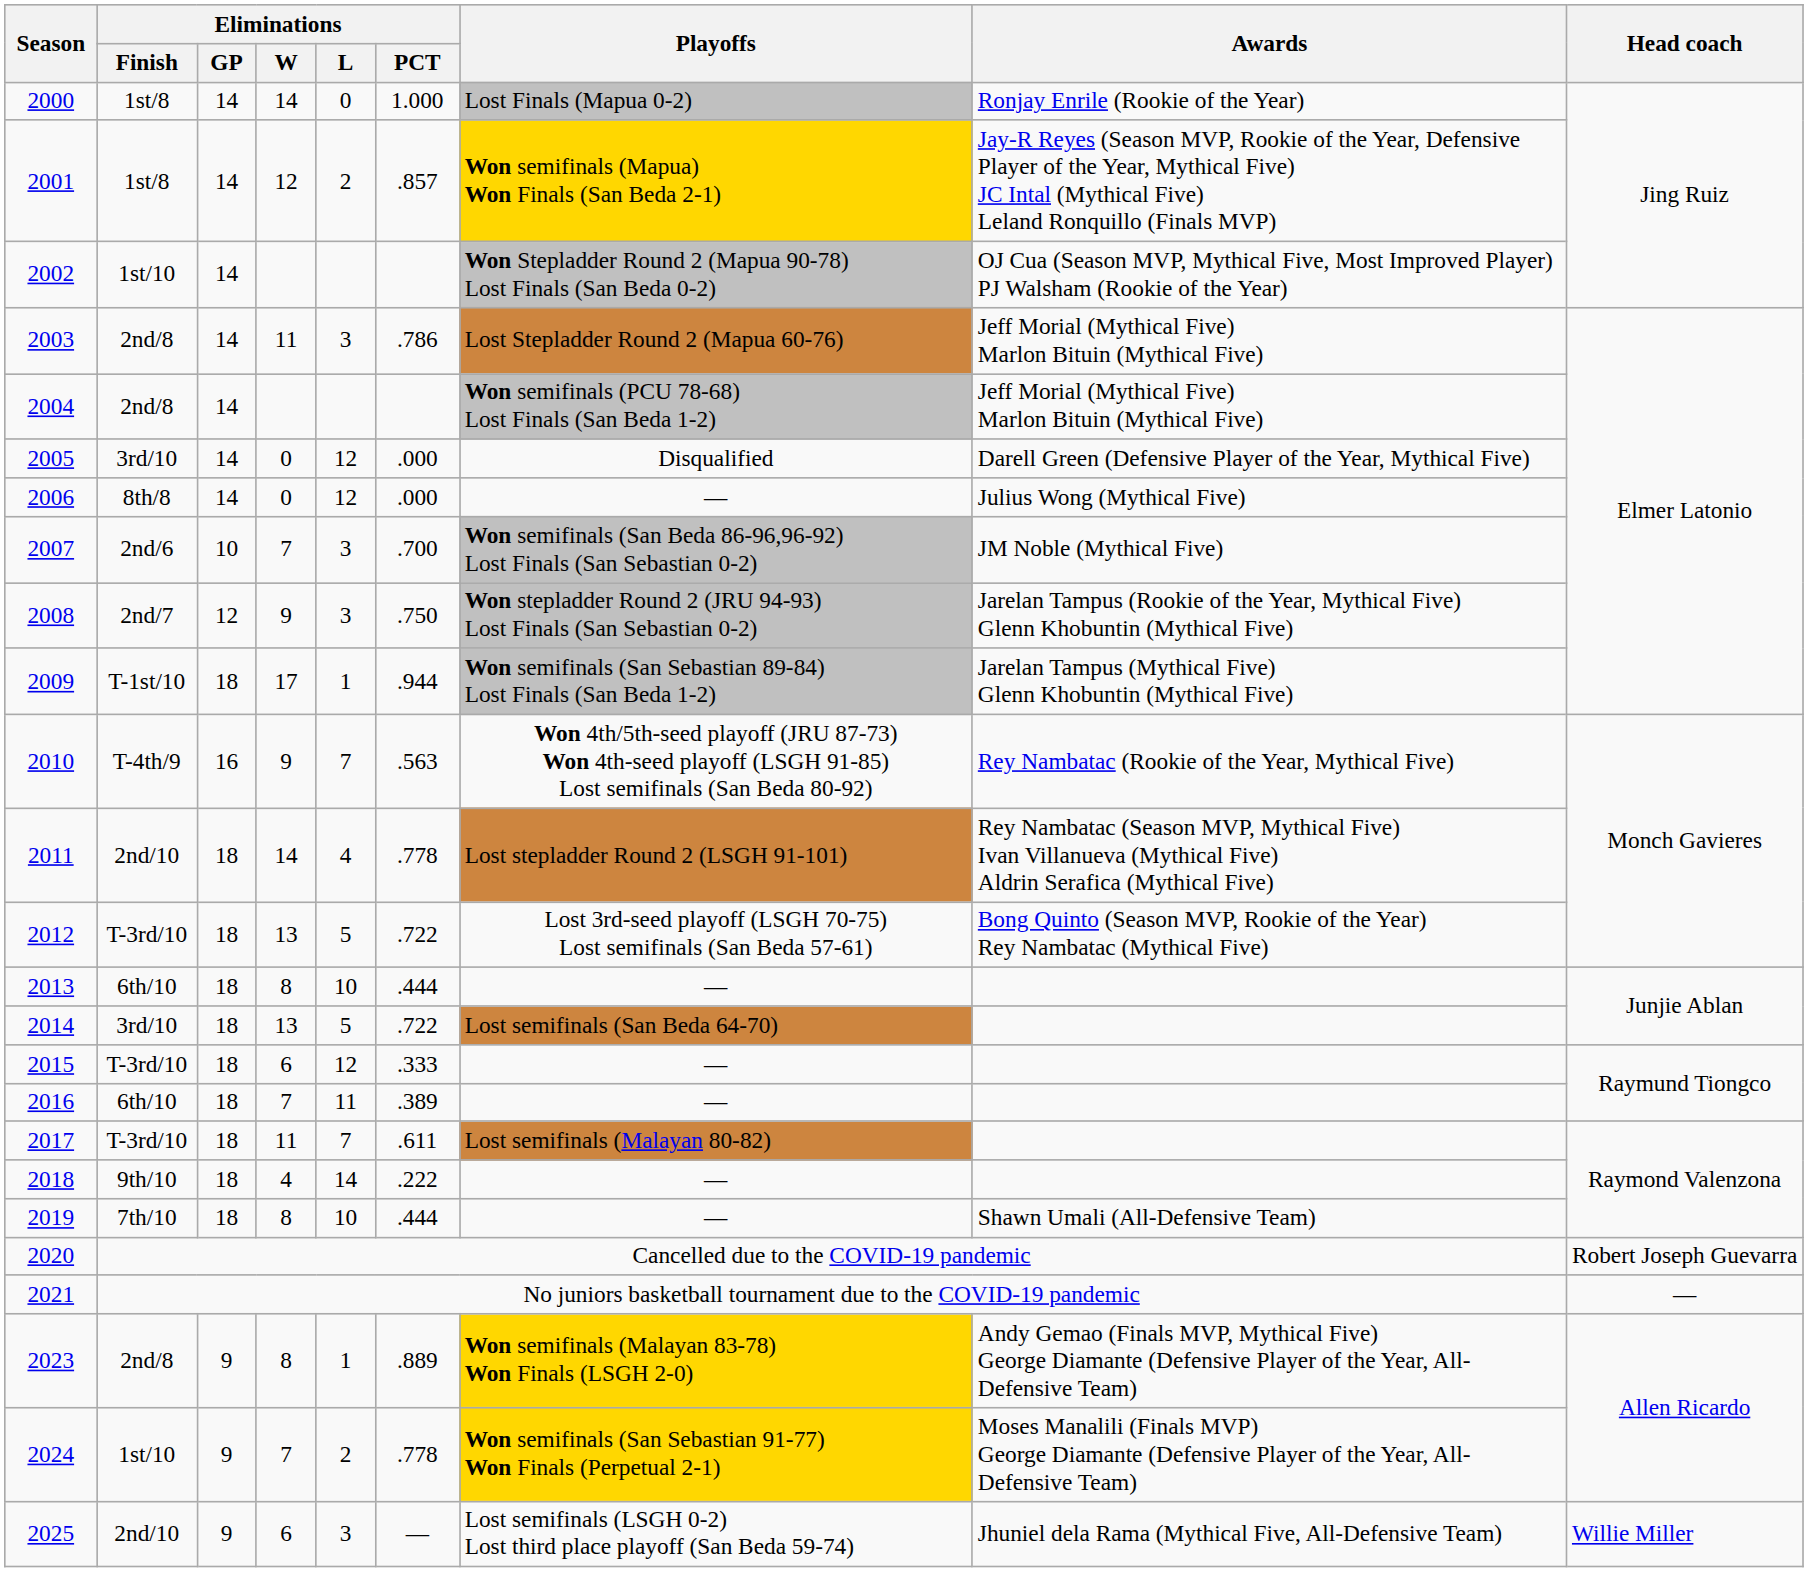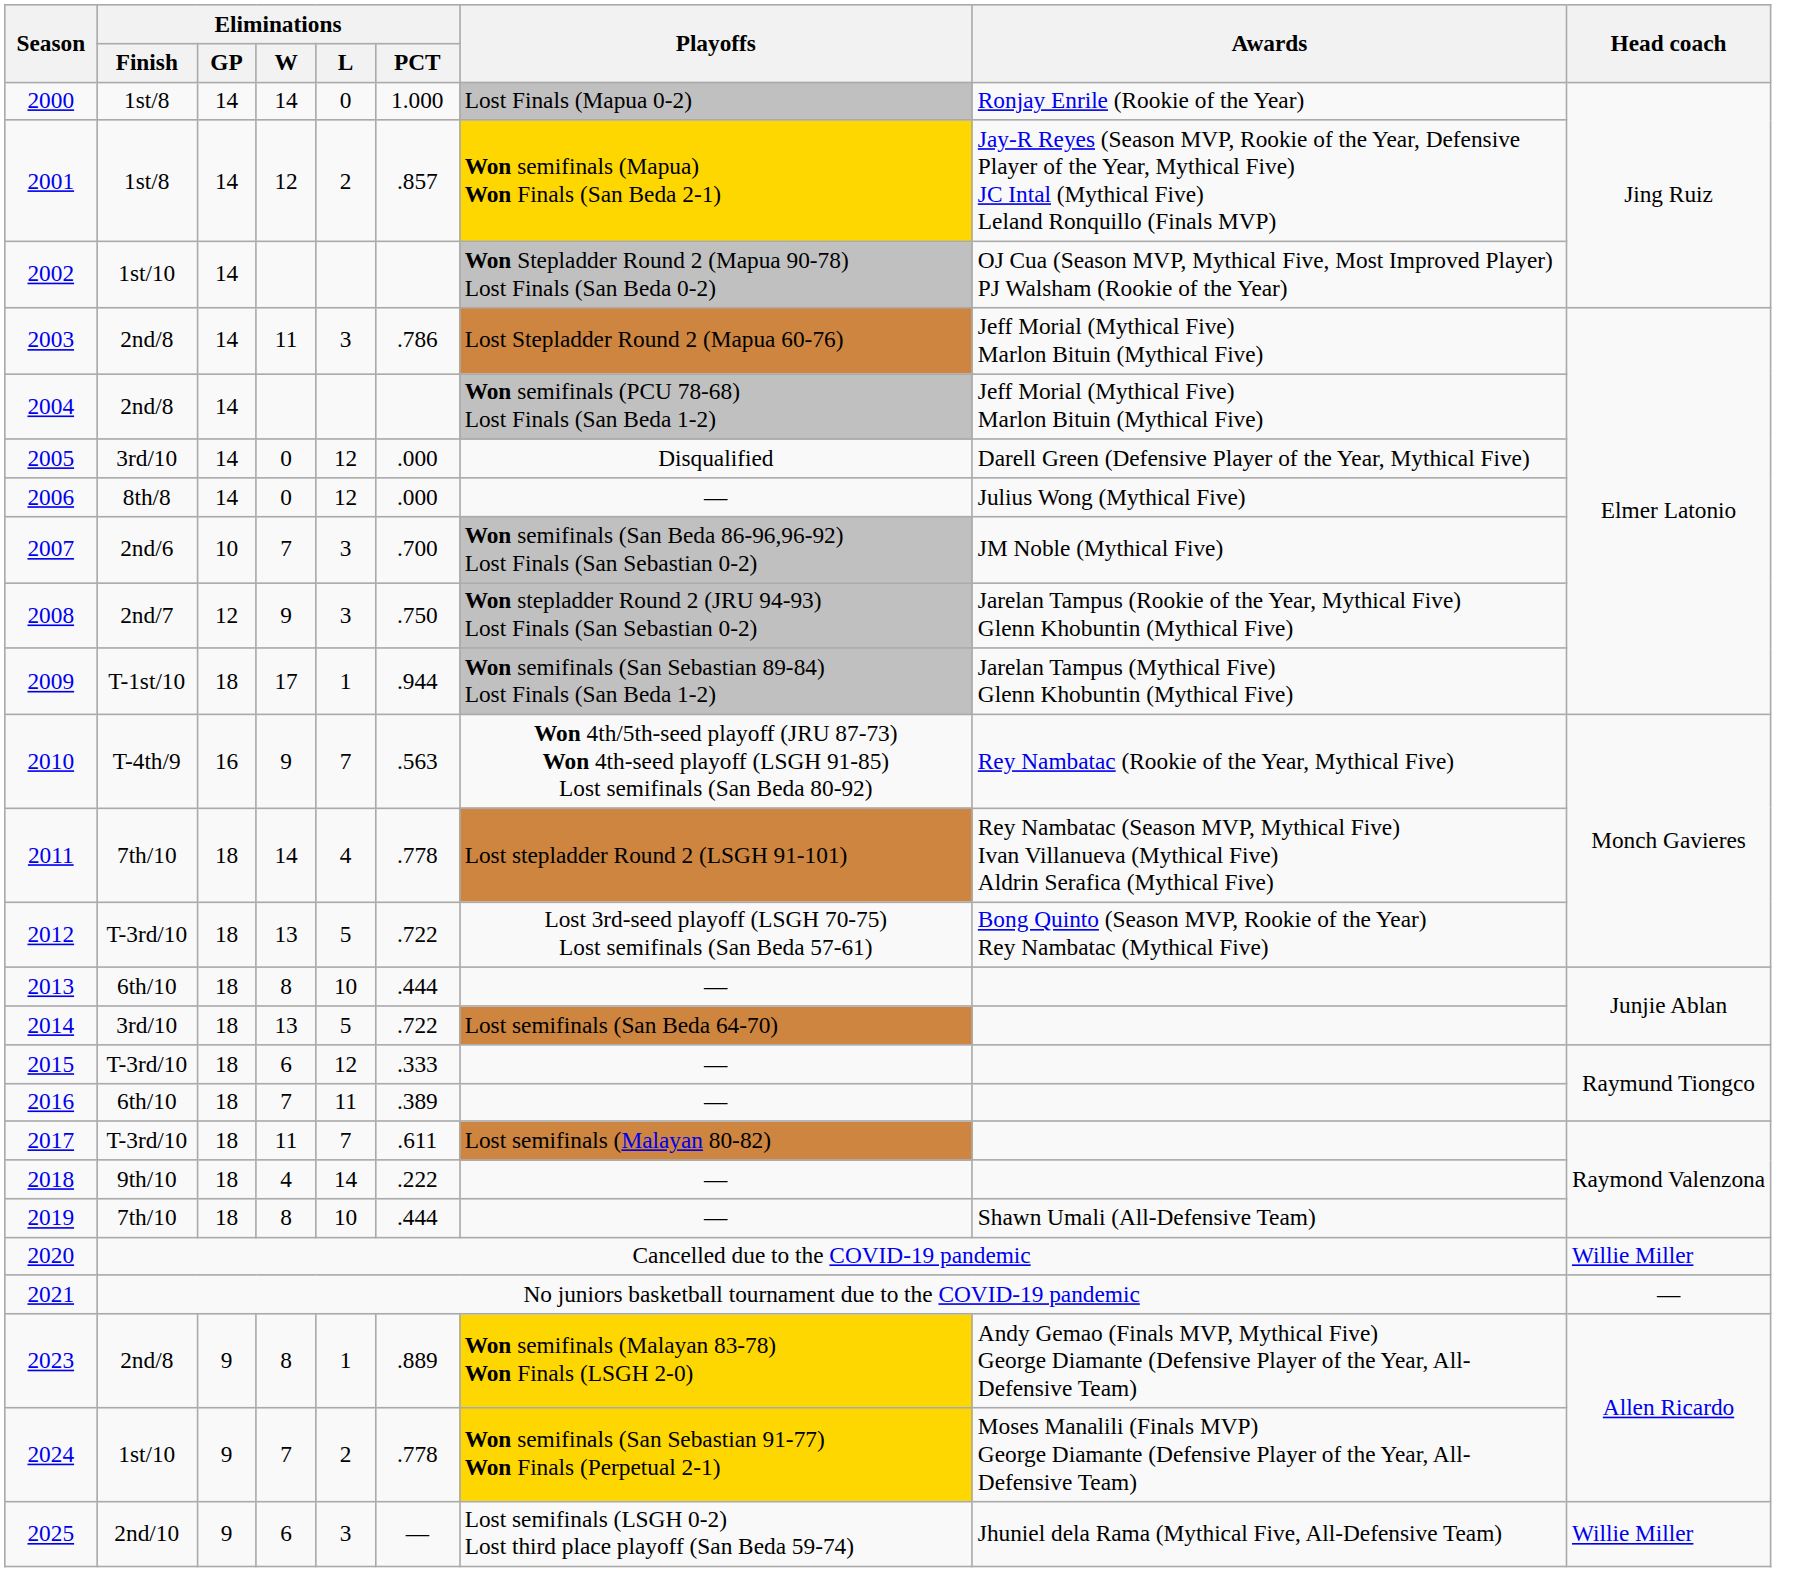(147, 854) 2nd/10 -> (147, 854) 7th/10
(1685, 1256) Robert Joseph Guevarra -> (1633, 1256) Willie Miller
